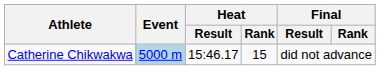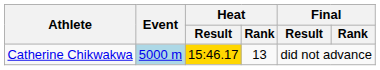(213, 55) no background -> (213, 55) gold background
(259, 55) 15 -> (259, 55) 13
